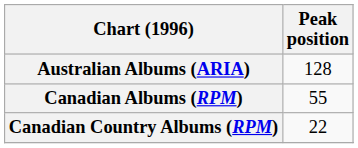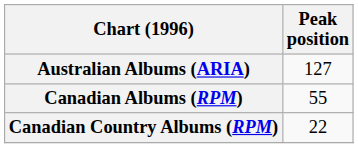(318, 68) 128 -> (318, 68) 127
